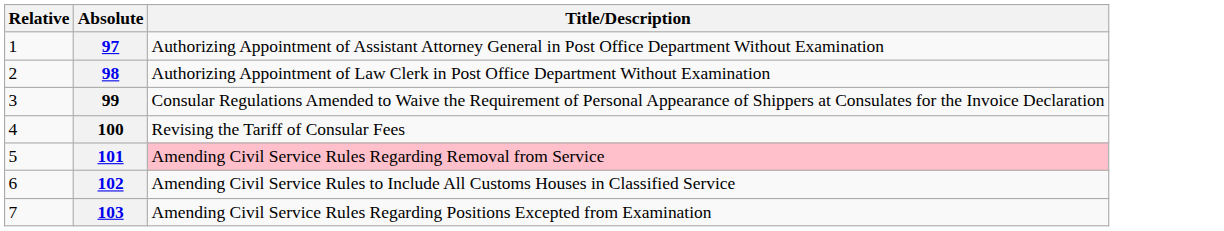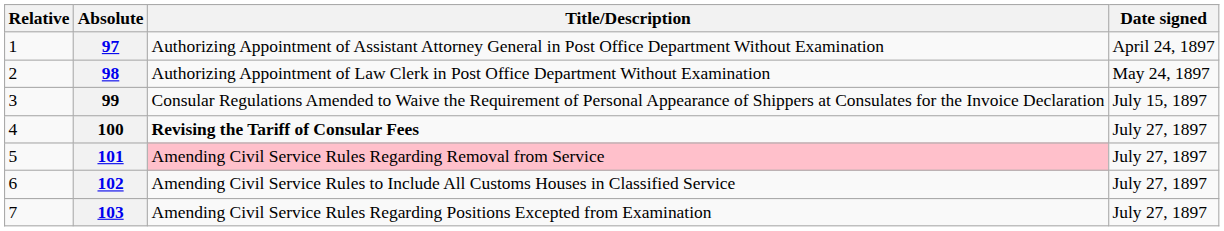+ column: (1164, 18)
(278, 128) normal -> (285, 128) bold
